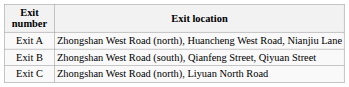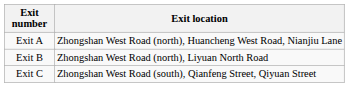(187, 57) Zhongshan West Road (south), Qianfeng Street, Qiyuan Street -> (163, 57) Zhongshan West Road (north), Liyuan North Road
(163, 73) Zhongshan West Road (north), Liyuan North Road -> (187, 73) Zhongshan West Road (south), Qianfeng Street, Qiyuan Street
